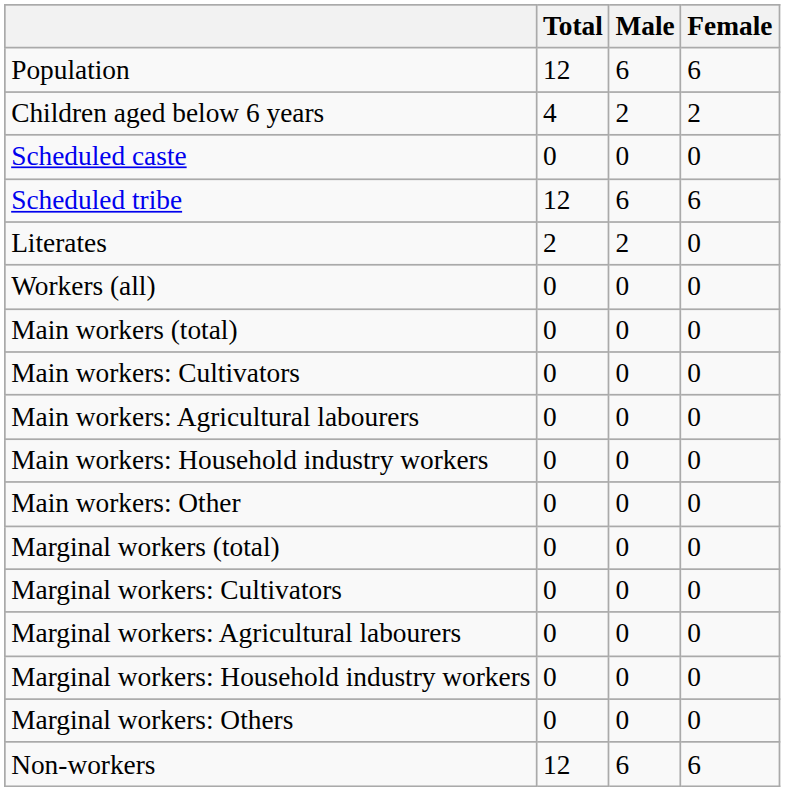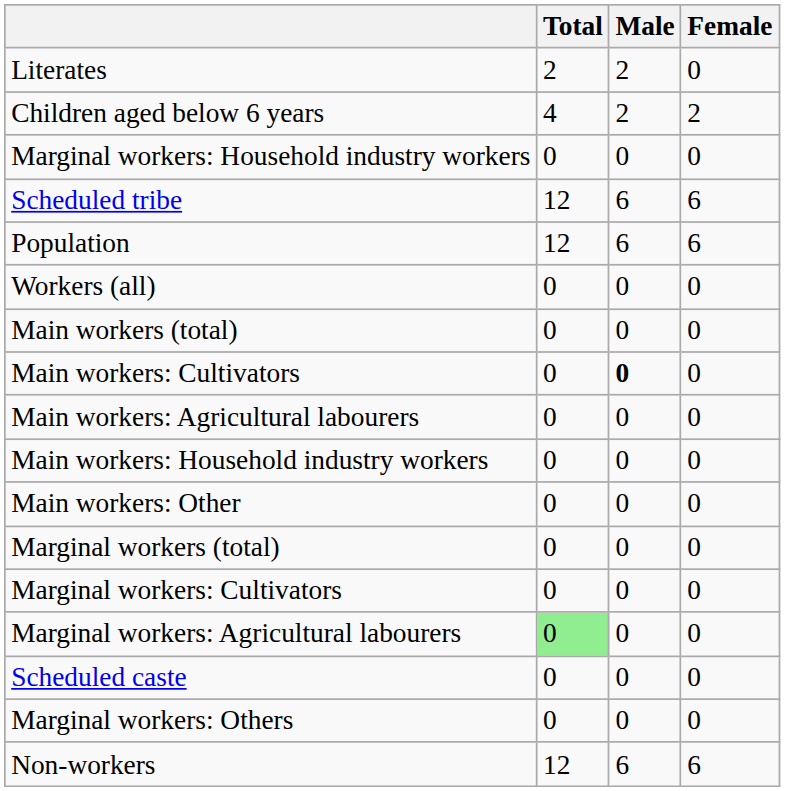rows swapped: (70, 69) <-> (59, 243)
rows swapped: (99, 156) <-> (271, 677)
(622, 373) normal -> (622, 373) bold
(550, 633) no background -> (550, 633) lightgreen background
